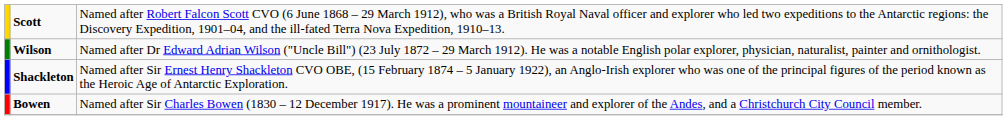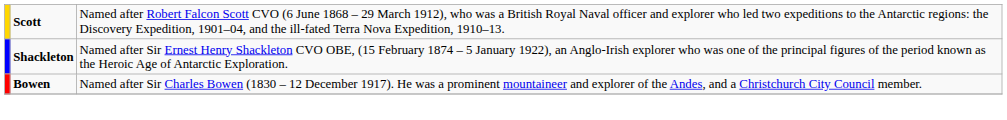- row: (32, 49)
